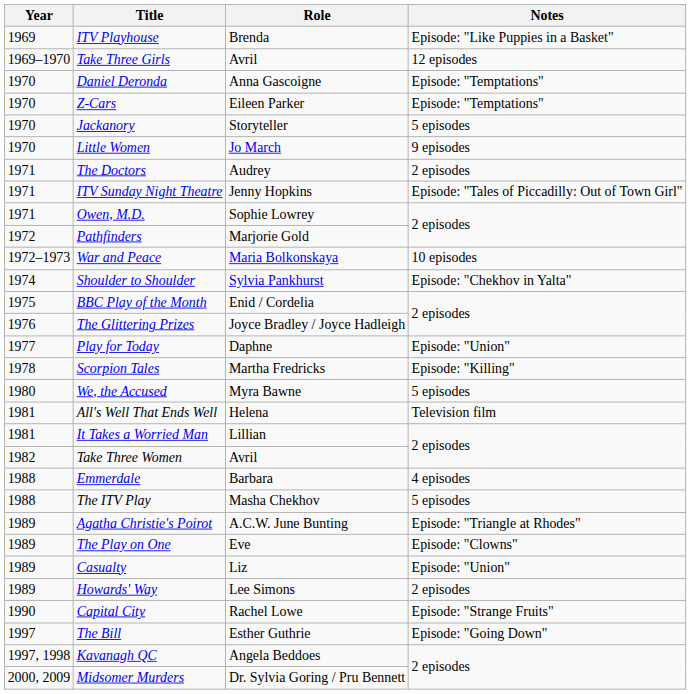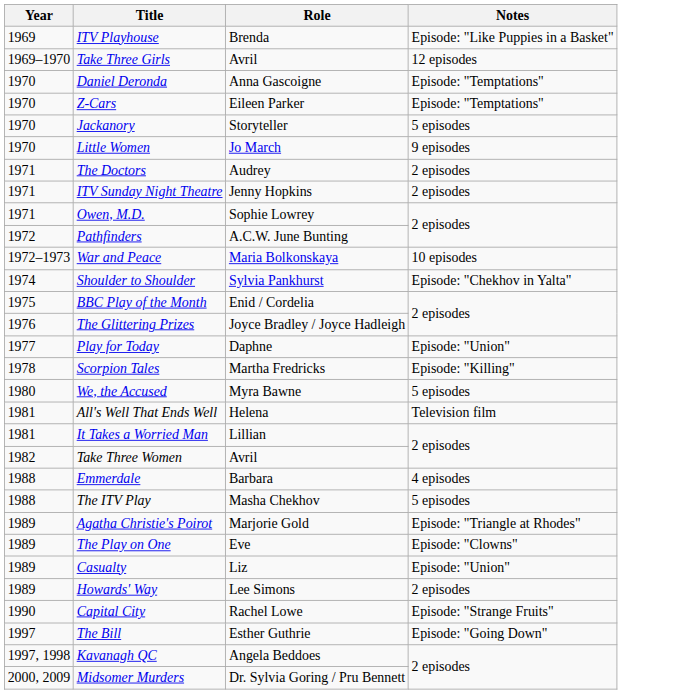(547, 192) Episode: "Tales of Piccadilly: Out of Town Girl" -> (441, 192) 2 episodes
(269, 236) Marjorie Gold -> (288, 236) A.C.W. June Bunting
(288, 523) A.C.W. June Bunting -> (269, 523) Marjorie Gold
